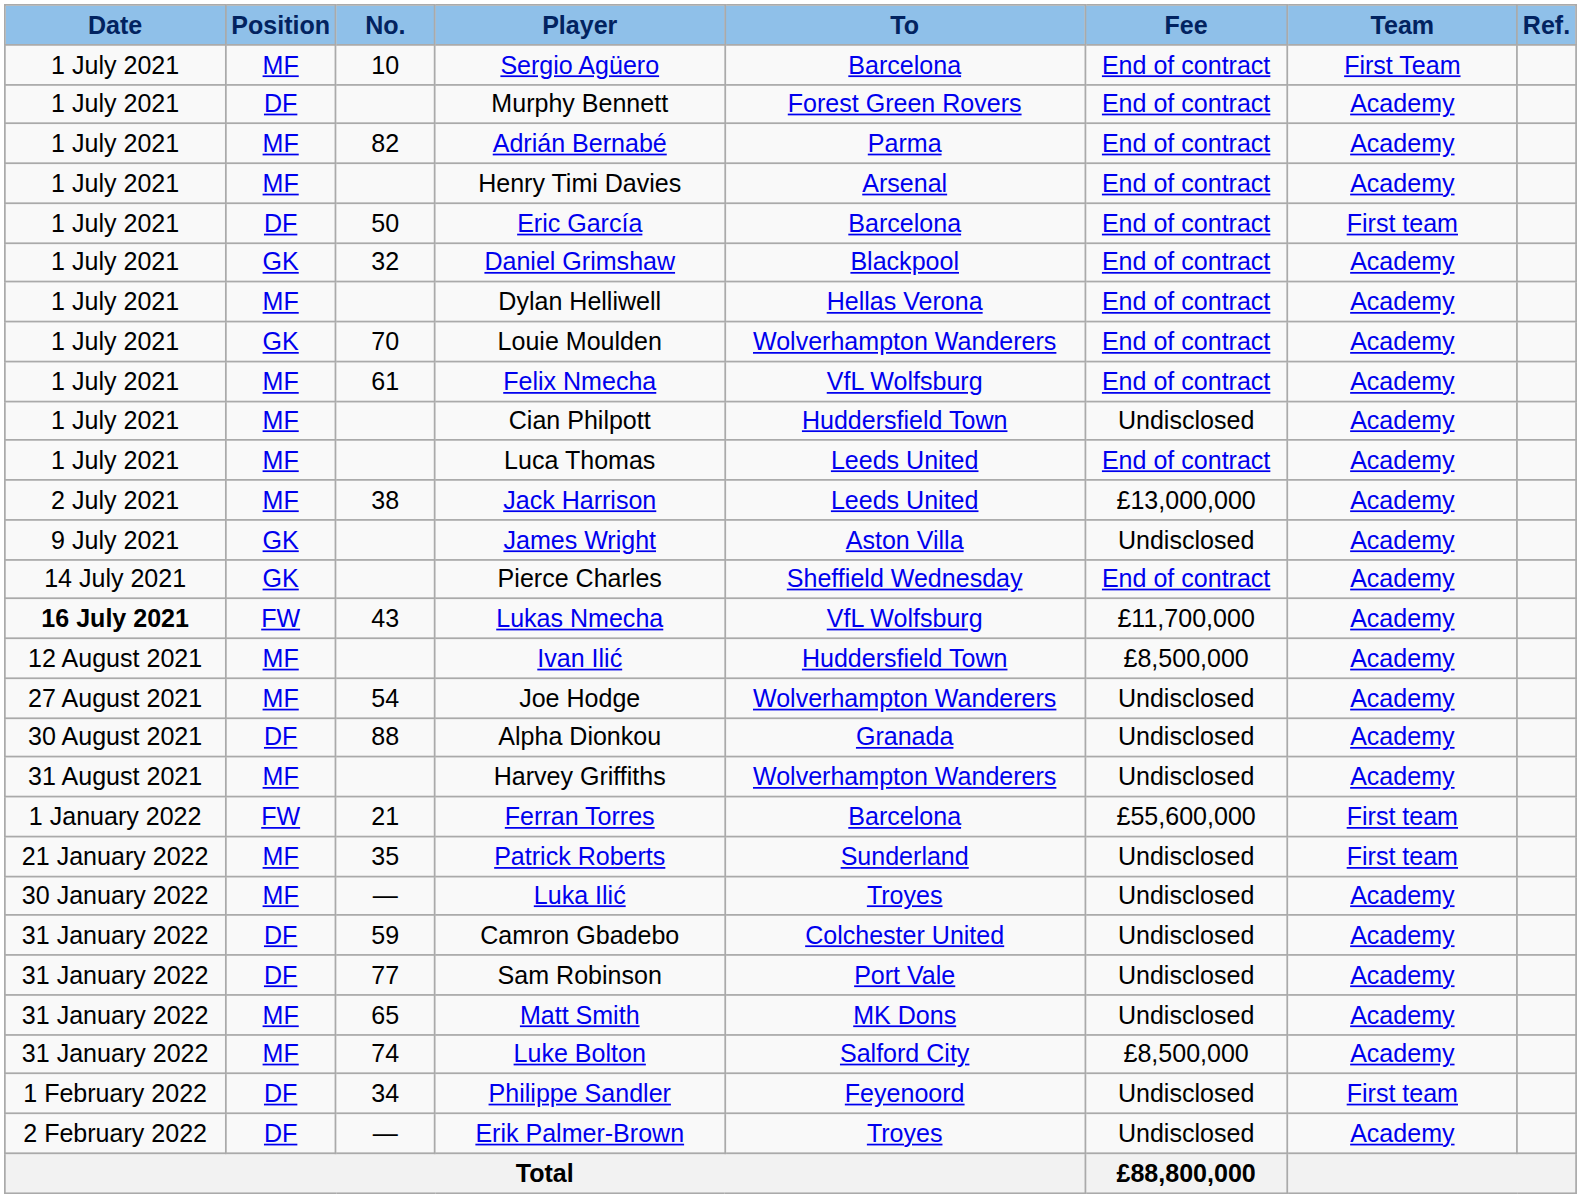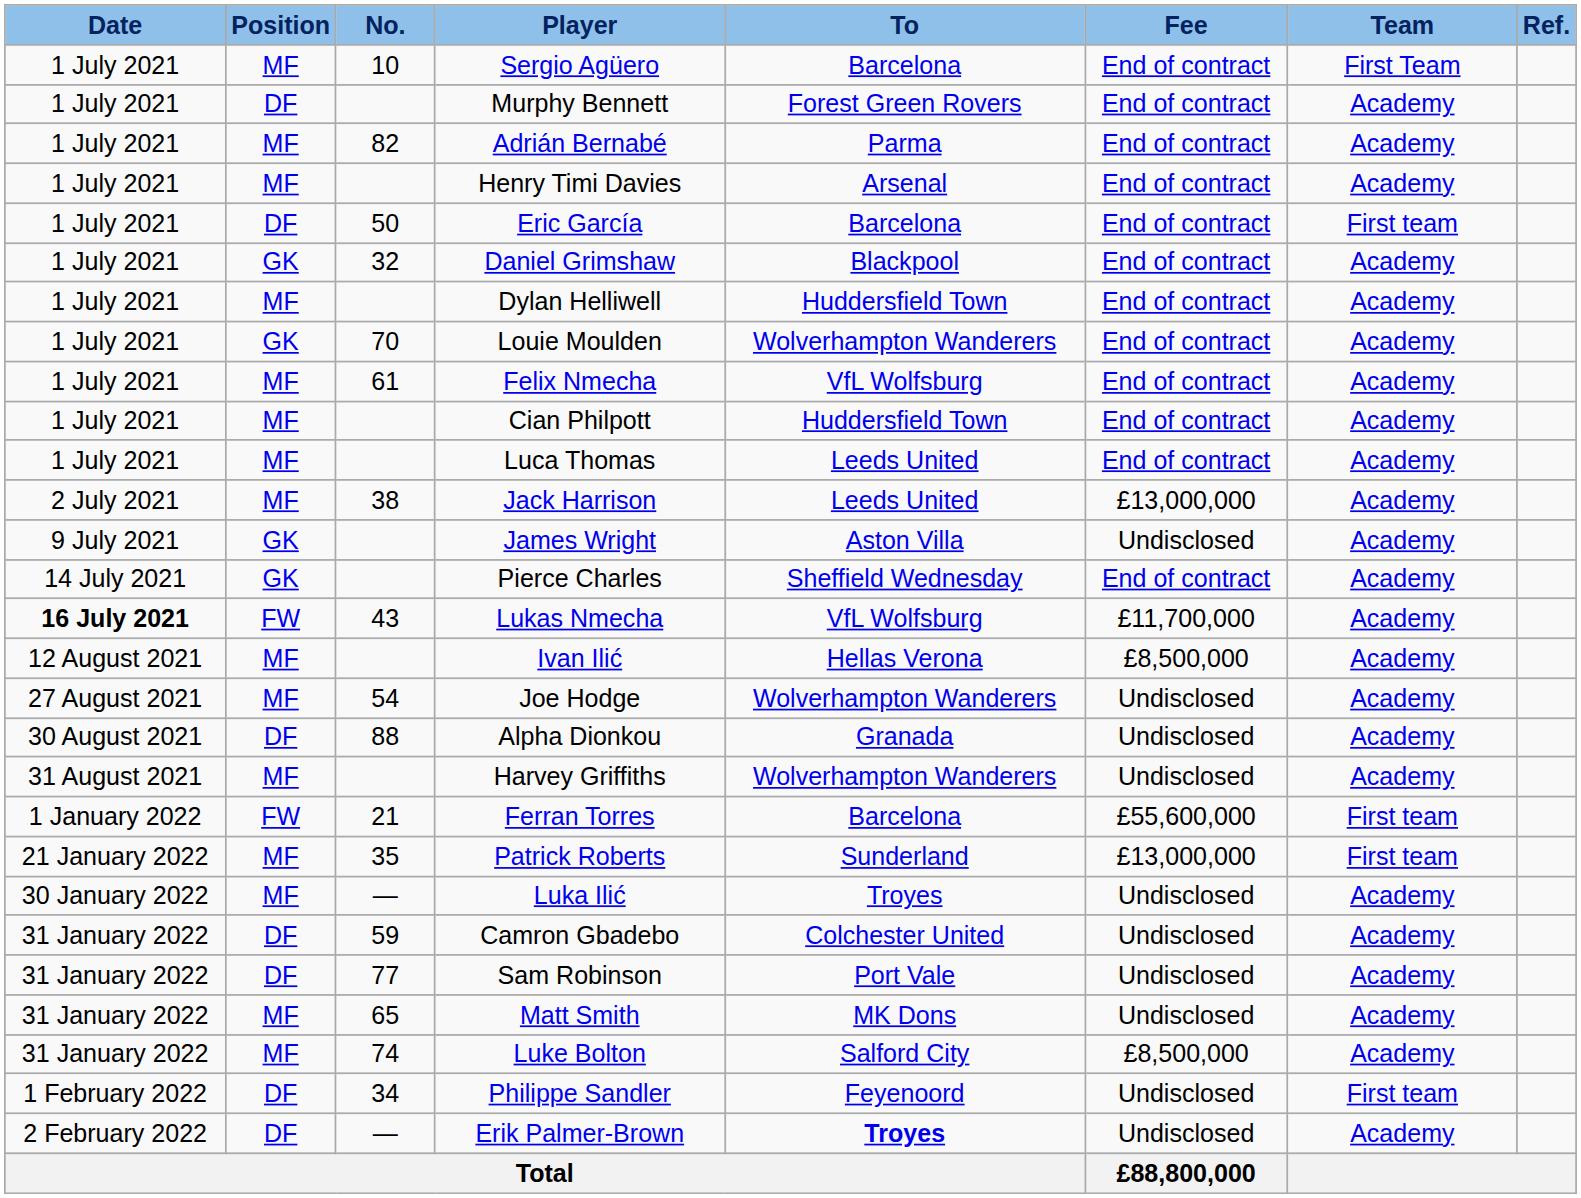(905, 302) Hellas Verona -> (905, 302) Huddersfield Town
(1186, 421) Undisclosed -> (1186, 421) End of contract
(905, 658) Huddersfield Town -> (905, 658) Hellas Verona
(1186, 856) Undisclosed -> (1186, 856) £13,000,000
(905, 1133) normal -> (905, 1133) bold
